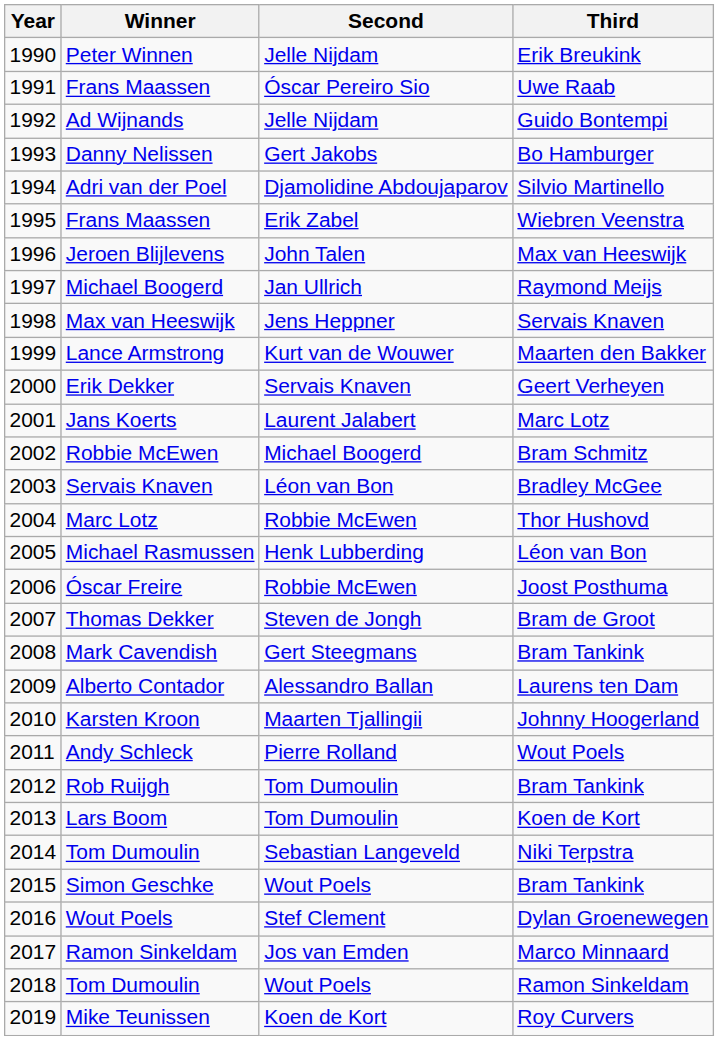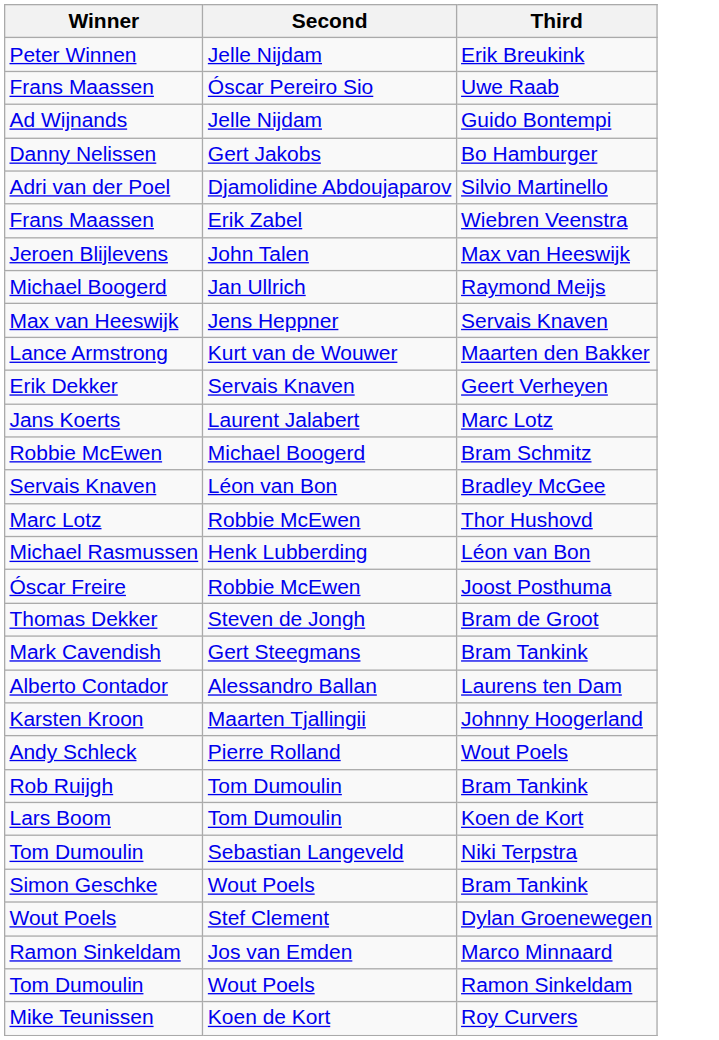- column: (33, 21)
